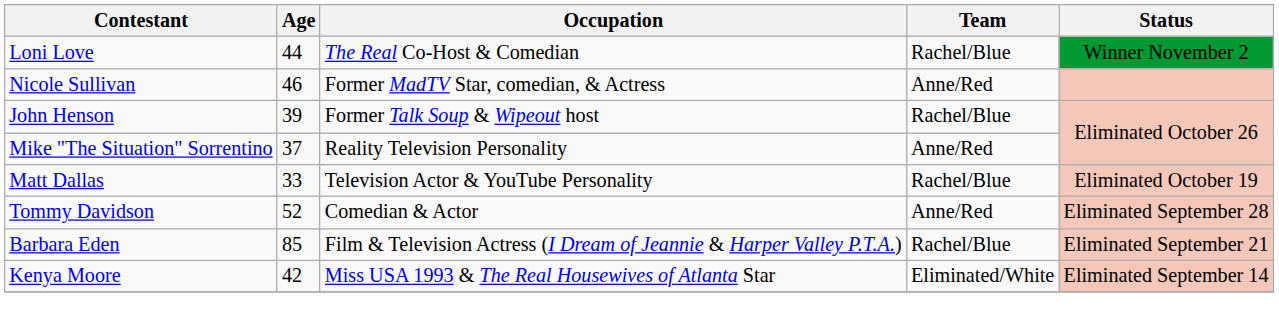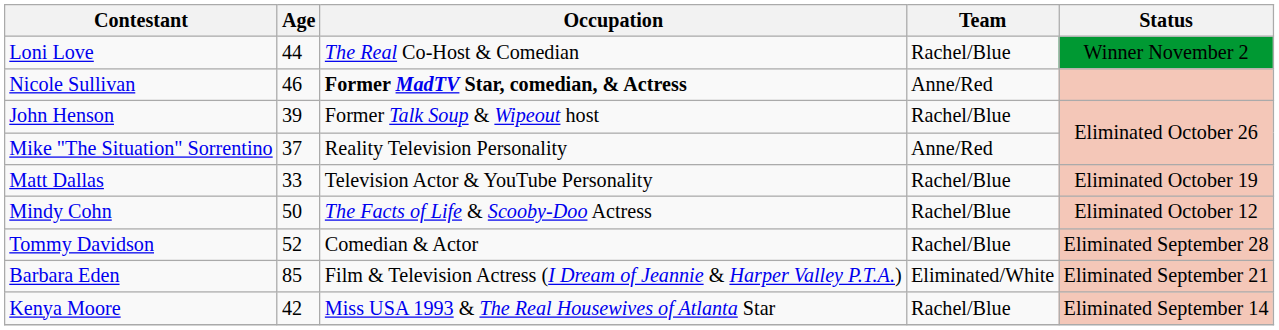(495, 84) normal -> (506, 84) bold
+ row: (61, 212)
(952, 212) Anne/Red -> (961, 244) Rachel/Blue
(961, 244) Rachel/Blue -> (983, 276) Eliminated/White
(983, 276) Eliminated/White -> (961, 308) Rachel/Blue
